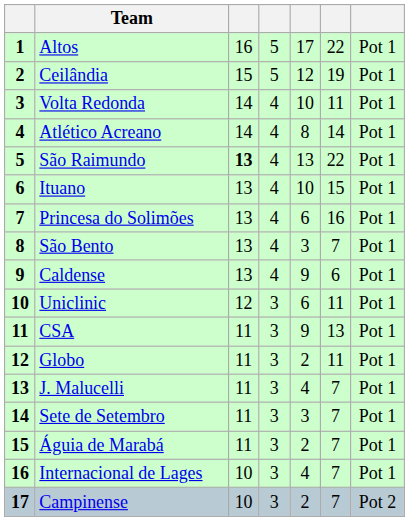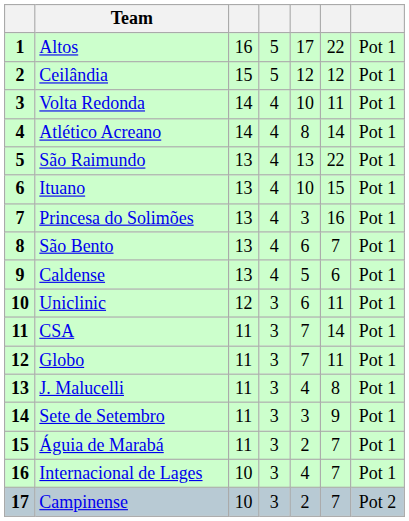(336, 75) 19 -> (336, 75) 12
(244, 160) bold -> (244, 160) normal
(305, 217) 6 -> (305, 217) 3
(305, 246) 3 -> (305, 246) 6
(305, 274) 9 -> (305, 274) 5
(305, 331) 9 -> (305, 331) 7
(336, 331) 13 -> (336, 331) 14
(305, 359) 2 -> (305, 359) 7
(336, 388) 7 -> (336, 388) 8
(336, 416) 7 -> (336, 416) 9
